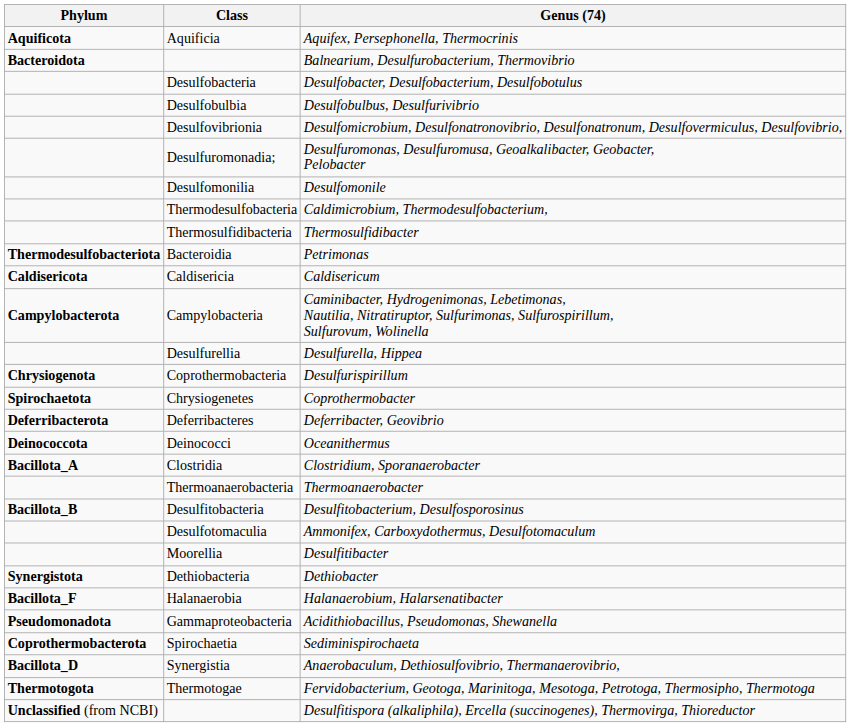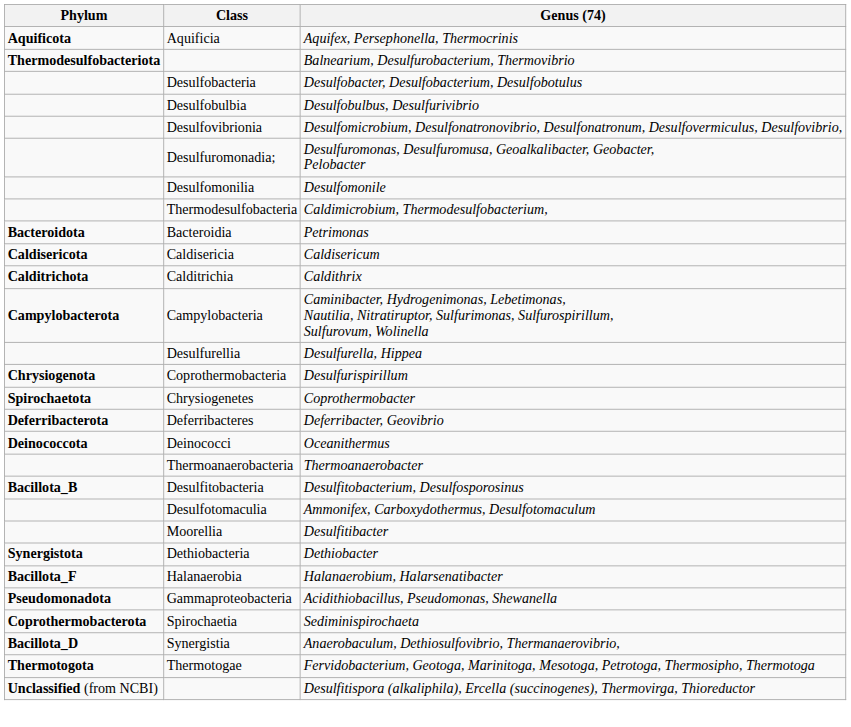(46, 60) Bacteroidota -> (84, 60) Thermodesulfobacteriota
- row: (361, 232)
(84, 254) Thermodesulfobacteriota -> (46, 232) Bacteroidota
+ row: (333, 277)
- row: (392, 465)
